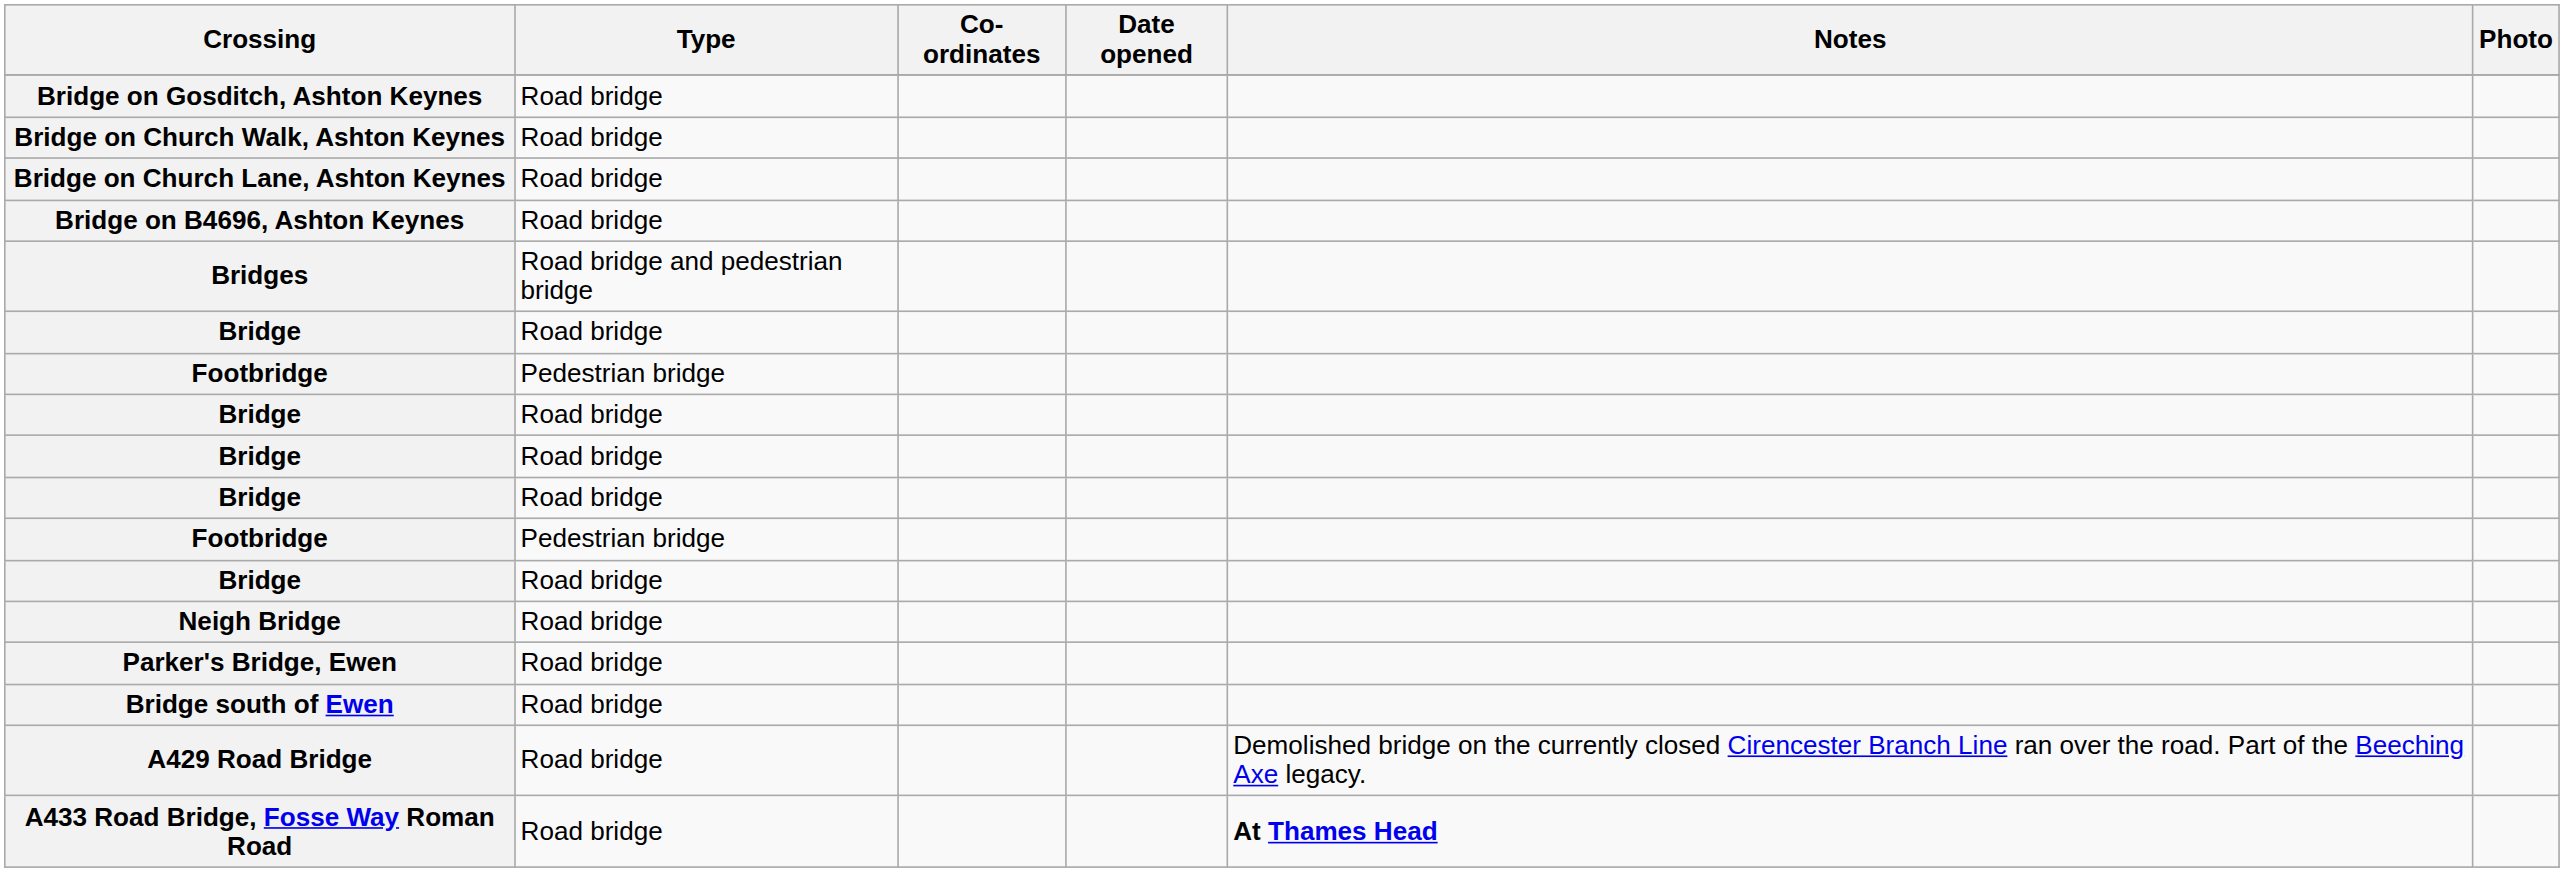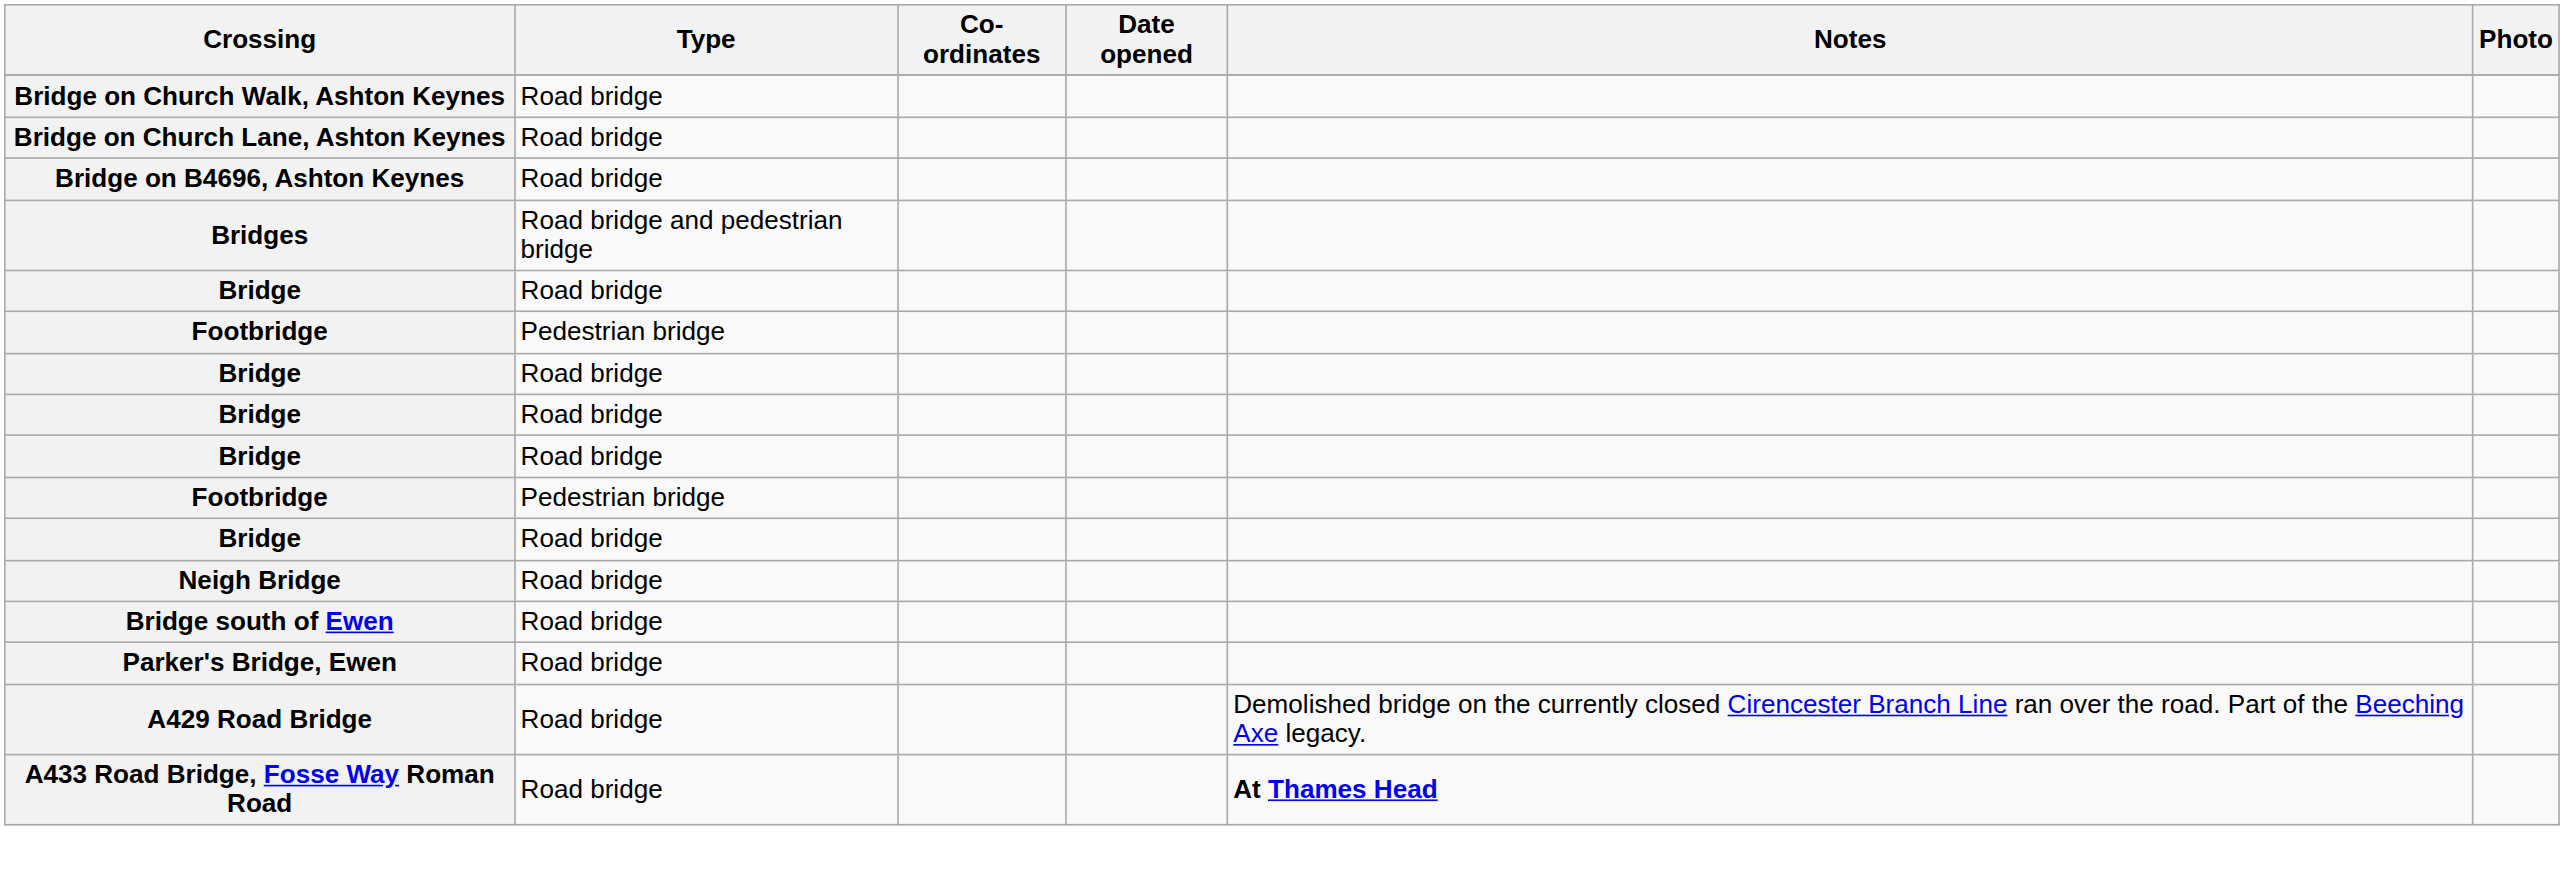- row: (260, 95)
rows swapped: (260, 704) <-> (260, 662)
